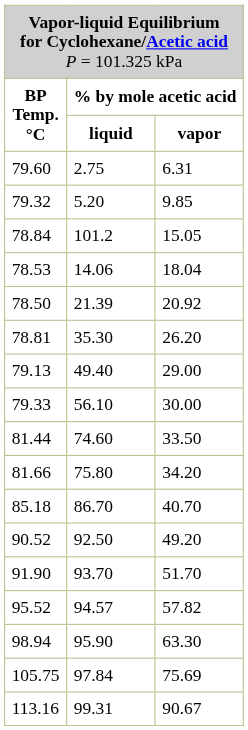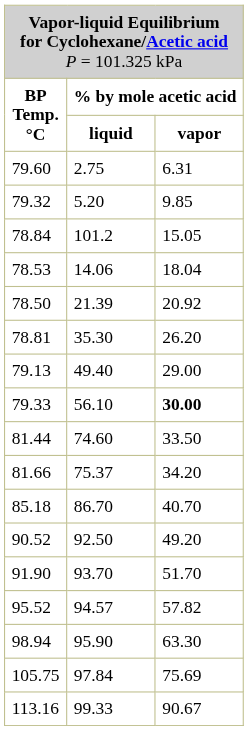(182, 404) normal -> (182, 404) bold
(93, 472) 75.80 -> (93, 472) 75.37
(93, 708) 99.31 -> (93, 708) 99.33
